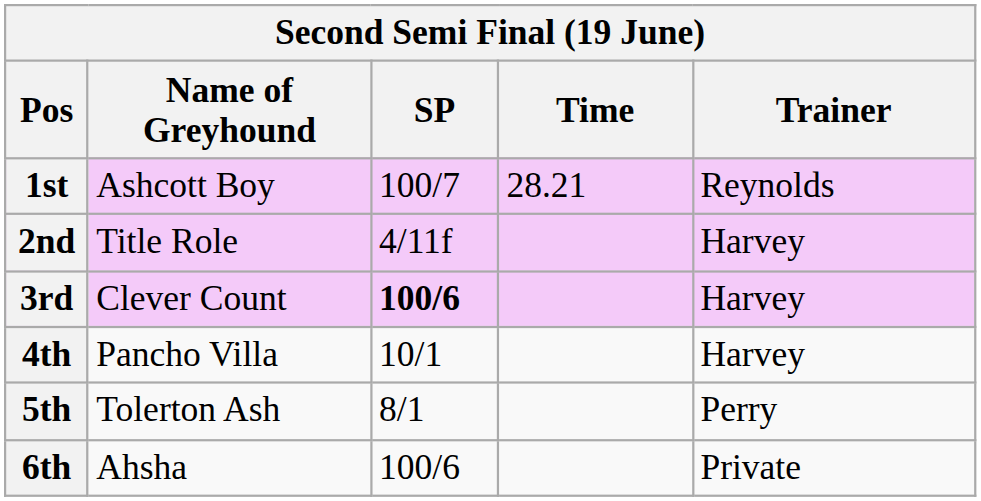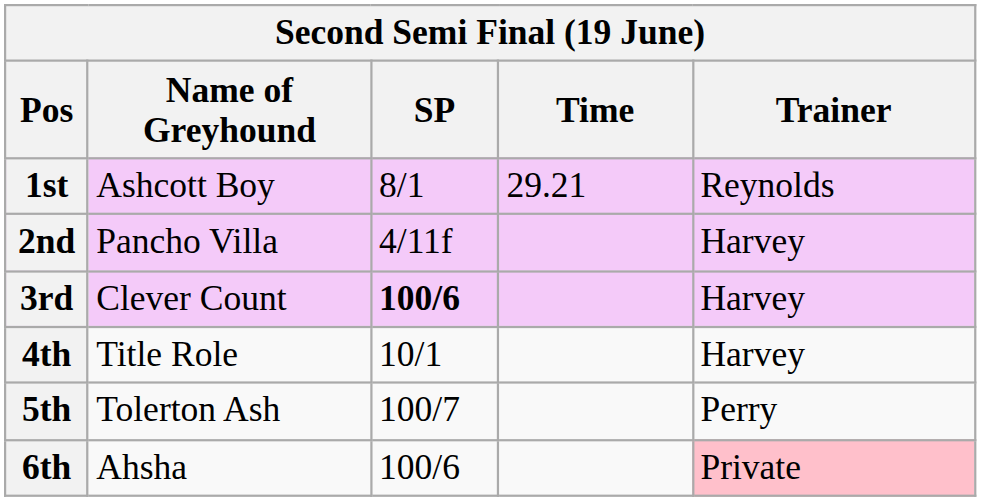(420, 185) 100/7 -> (402, 185) 8/1
(546, 185) 28.21 -> (546, 185) 29.21
(167, 241) Title Role -> (187, 241) Pancho Villa
(187, 354) Pancho Villa -> (167, 354) Title Role
(402, 410) 8/1 -> (420, 410) 100/7
(751, 466) no background -> (751, 466) pink background
